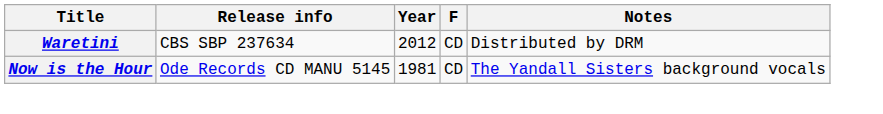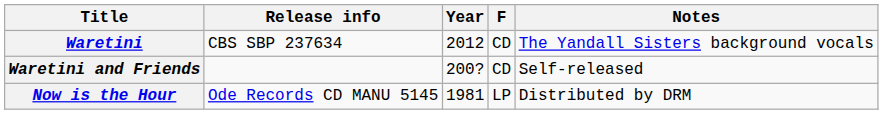(557, 44) Distributed by DRM -> (696, 44) The Yandall Sisters background vocals
+ row: (104, 70)
(454, 70) CD -> (501, 96) LP
(648, 70) The Yandall Sisters background vocals -> (605, 96) Distributed by DRM
